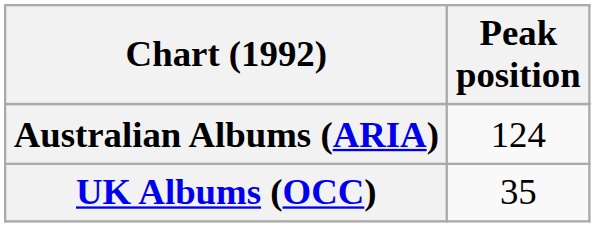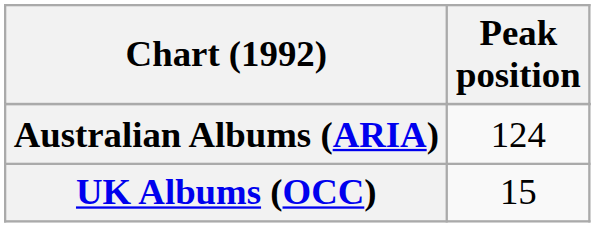(518, 191) 35 -> (518, 191) 15
